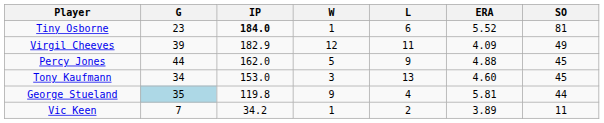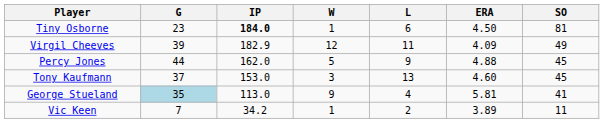(484, 29) 5.52 -> (484, 29) 4.50
(179, 78) 34 -> (179, 78) 37
(255, 94) 119.8 -> (255, 94) 113.0
(561, 94) 44 -> (561, 94) 41
